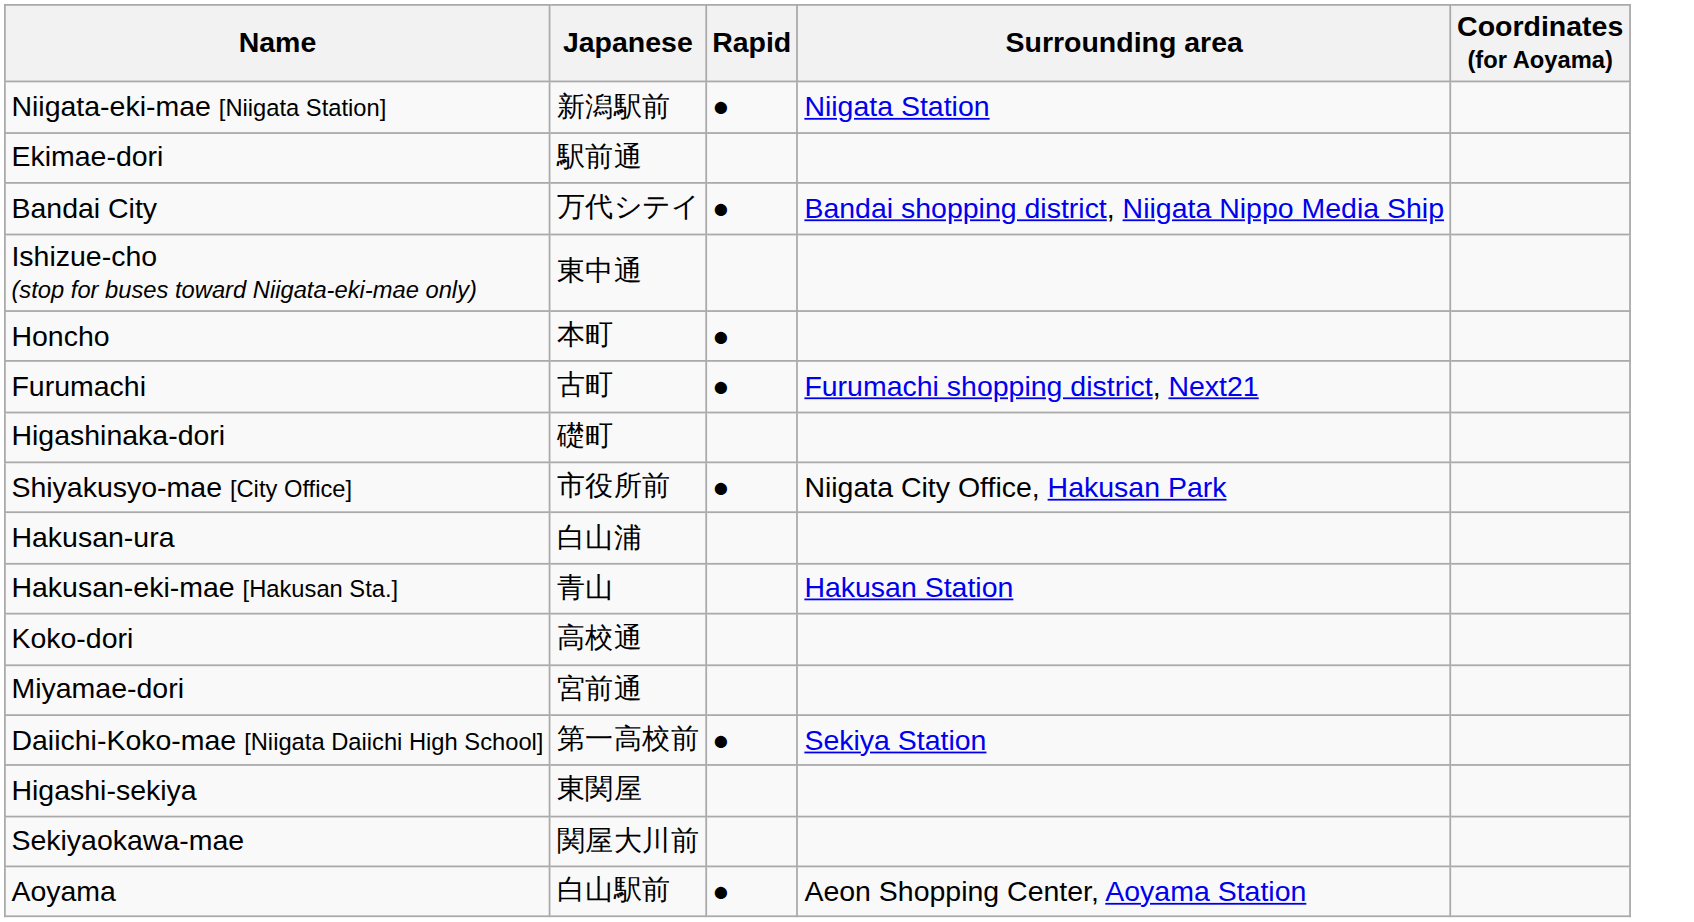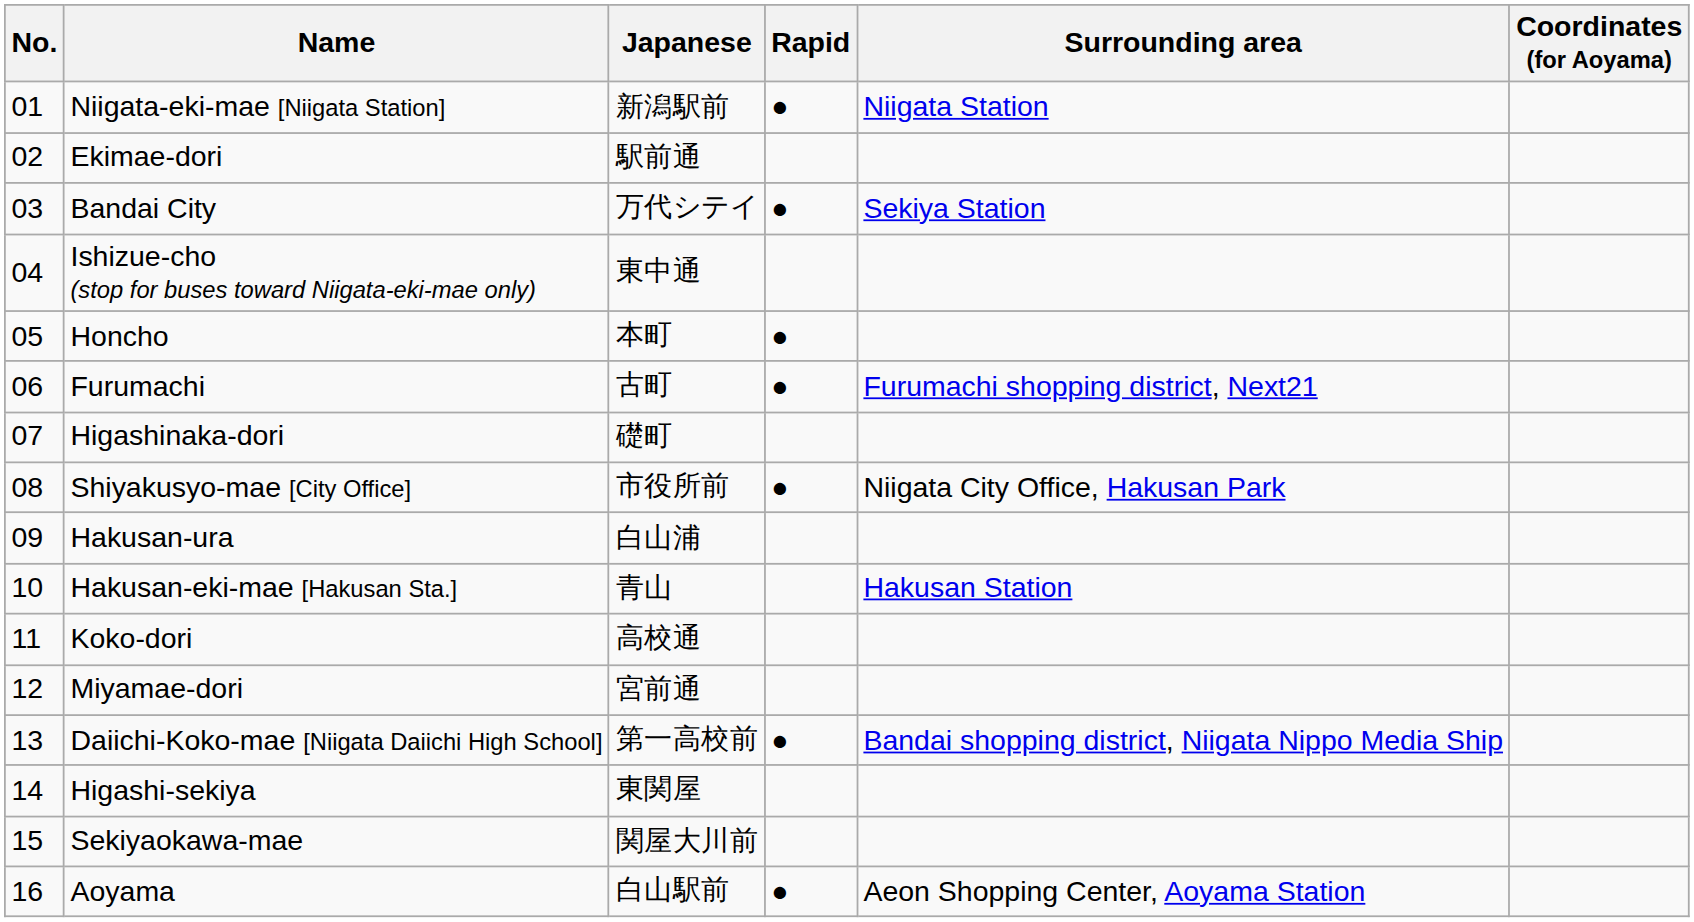+ column: (34, 43)
(1124, 207) Bandai shopping district, Niigata Nippo Media Ship -> (954, 207) Sekiya Station
(895, 739) Sekiya Station -> (1183, 739) Bandai shopping district, Niigata Nippo Media Ship
